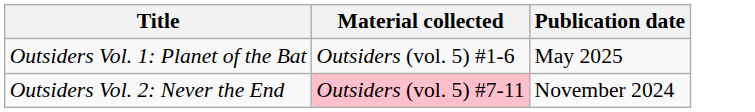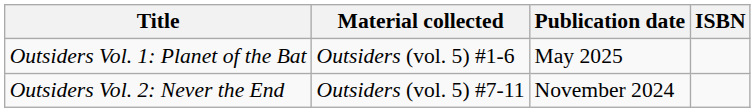+ column: (720, 21)
(421, 90) pink background -> (421, 90) no background
